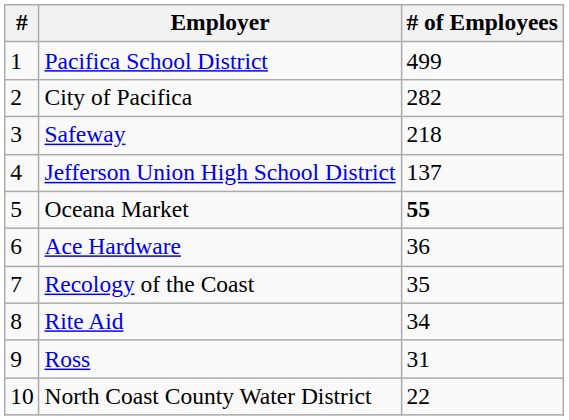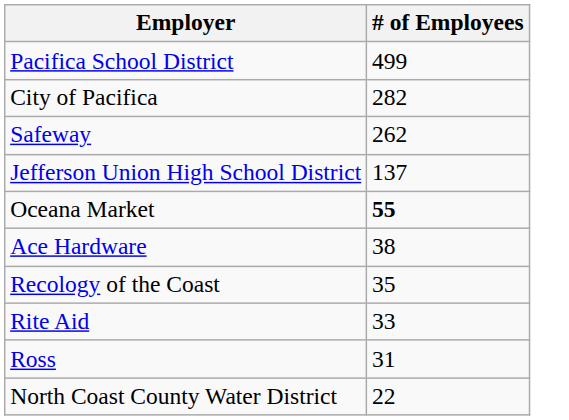- column: (22, 23)
(424, 135) 218 -> (390, 135) 262
(418, 246) 36 -> (384, 246) 38
(418, 321) 34 -> (384, 321) 33
